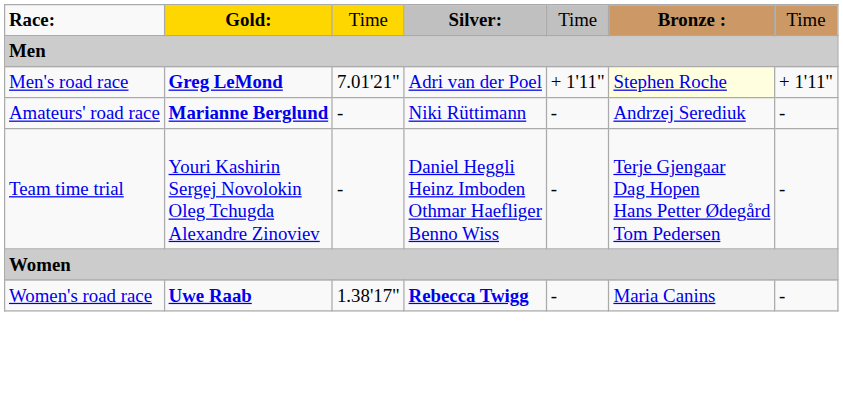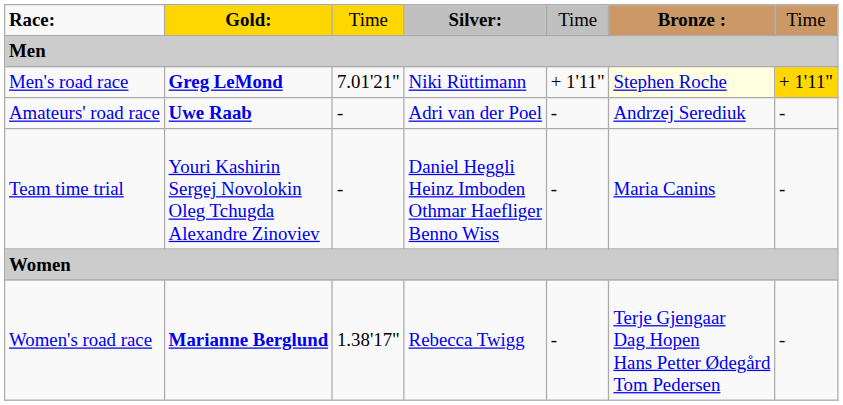(475, 82) Adri van der Poel -> (467, 82) Niki Rüttimann
(806, 82) no background -> (806, 82) gold background
(248, 113) Marianne Berglund -> (210, 113) Uwe Raab
(467, 113) Niki Rüttimann -> (475, 113) Adri van der Poel
(692, 200) Terje Gjengaar Dag Hopen Hans Petter Ødegård Tom Pedersen -> (664, 189) Maria Canins
(210, 295) Uwe Raab -> (248, 340) Marianne Berglund
(469, 295) bold -> (467, 340) normal
(664, 295) Maria Canins -> (692, 351) Terje Gjengaar Dag Hopen Hans Petter Ødegård Tom Pedersen
